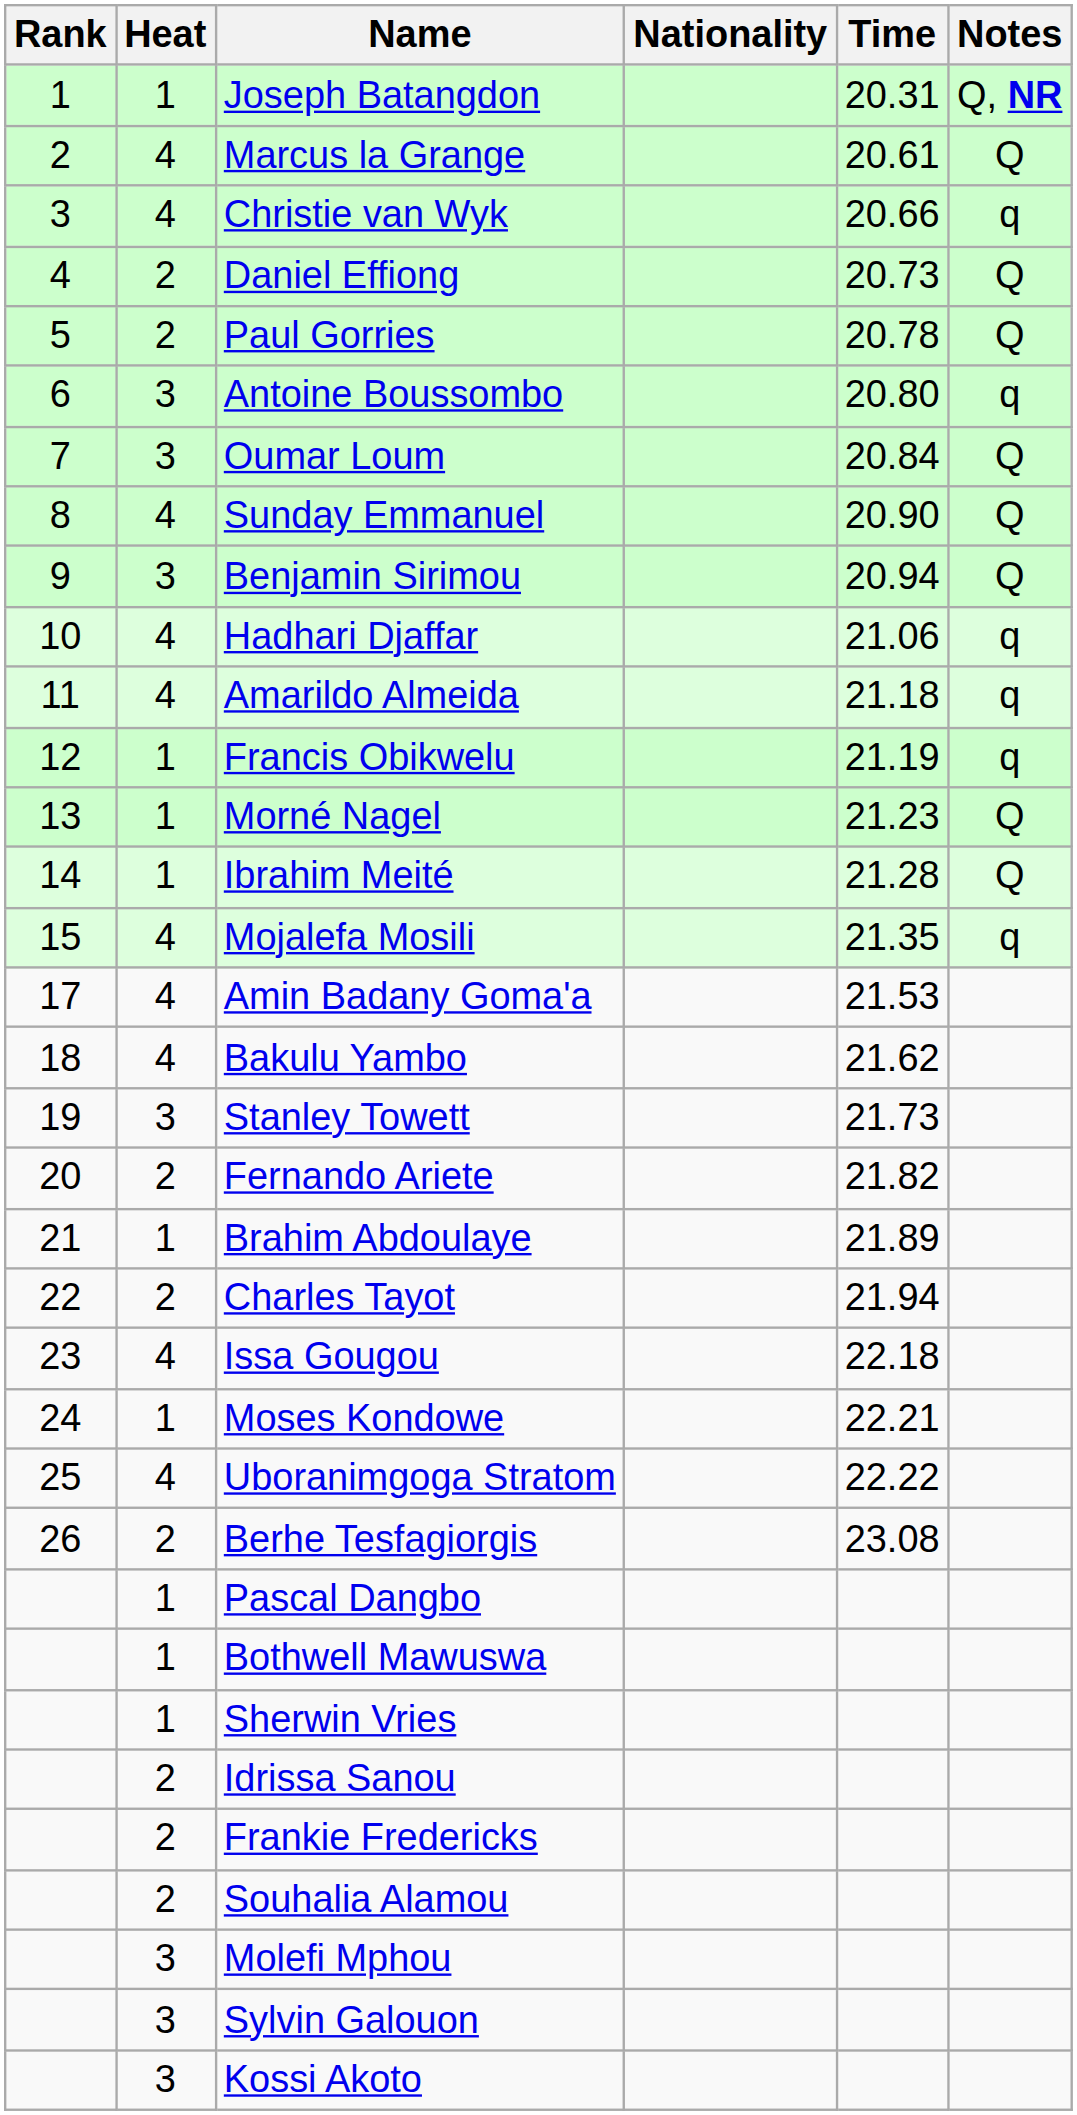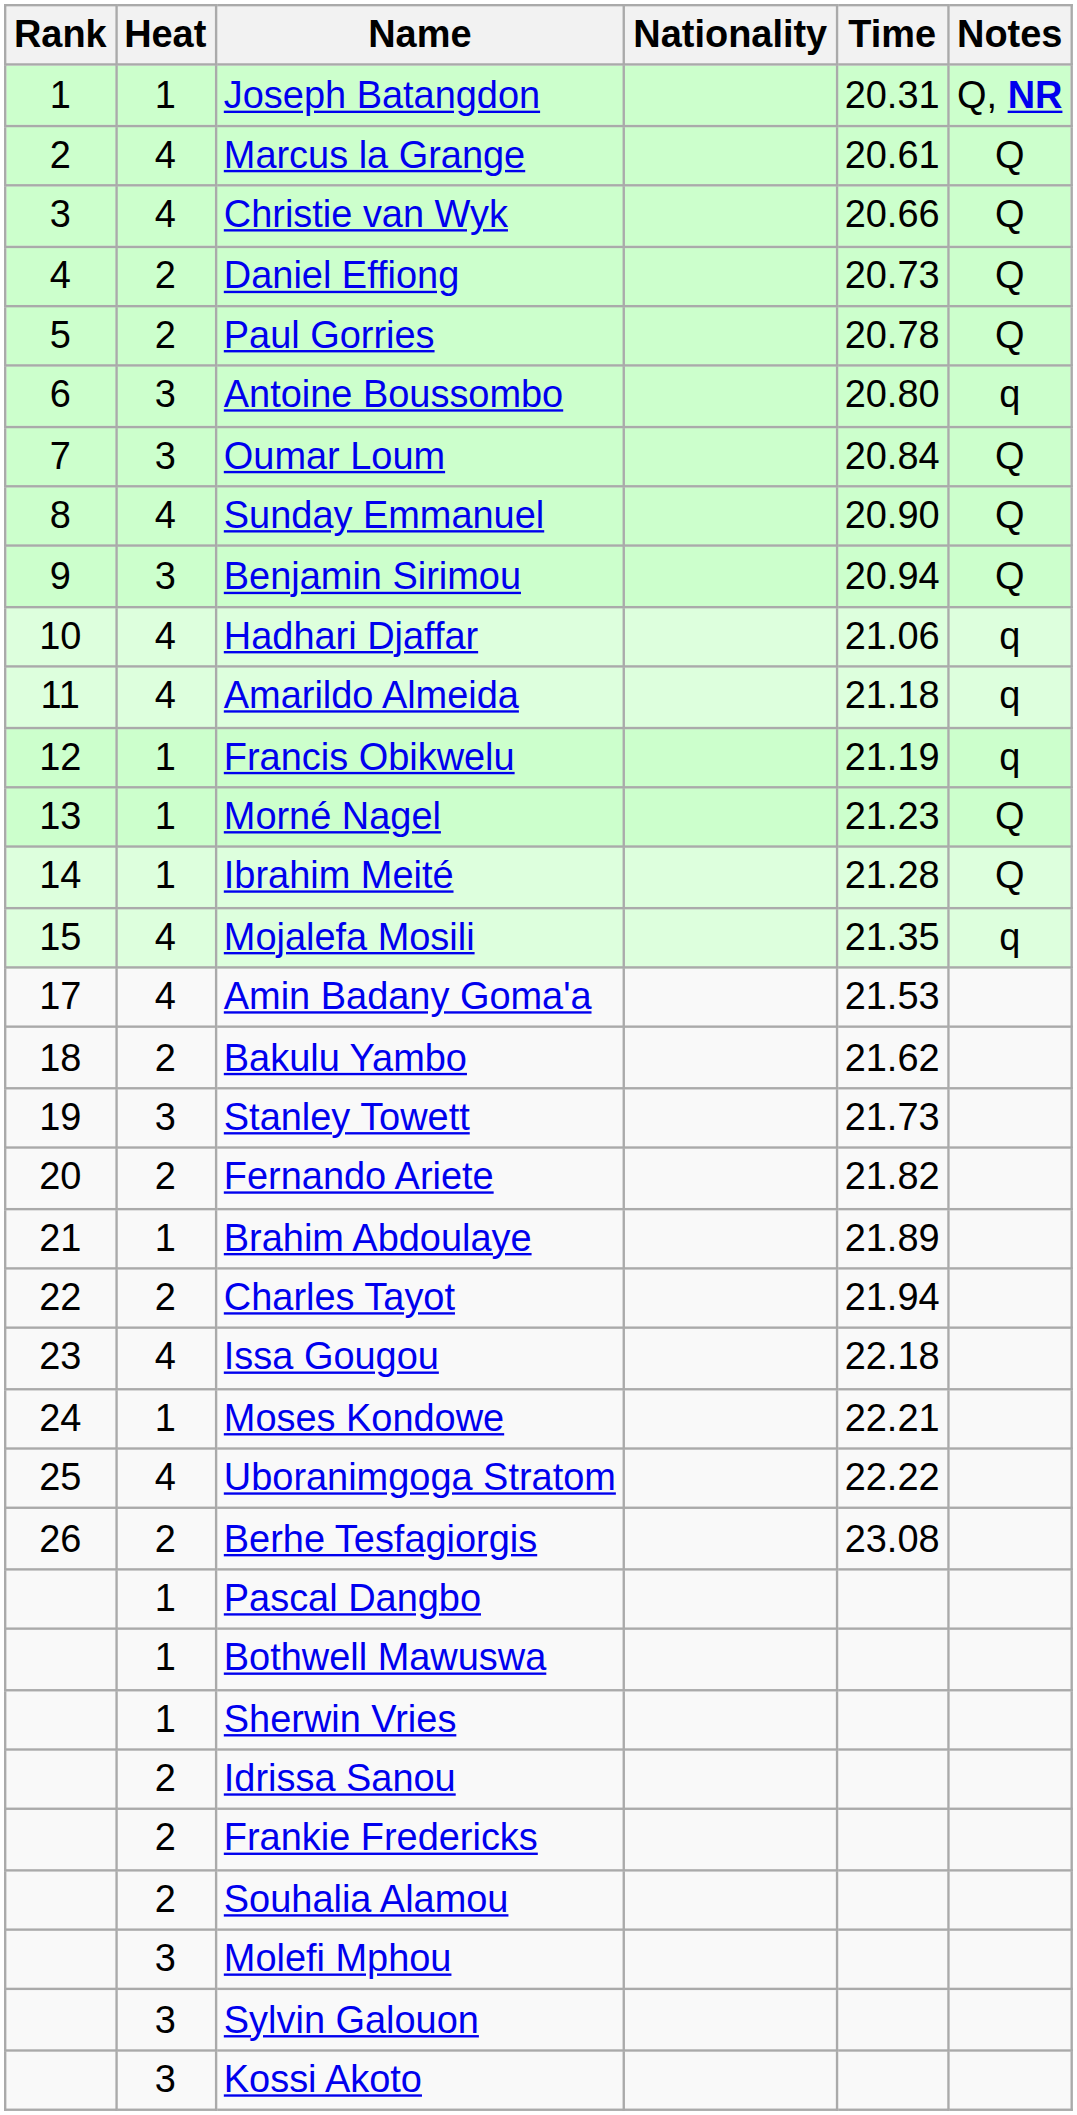(1010, 214) q -> (1010, 214) Q
(165, 1056) 4 -> (165, 1056) 2
